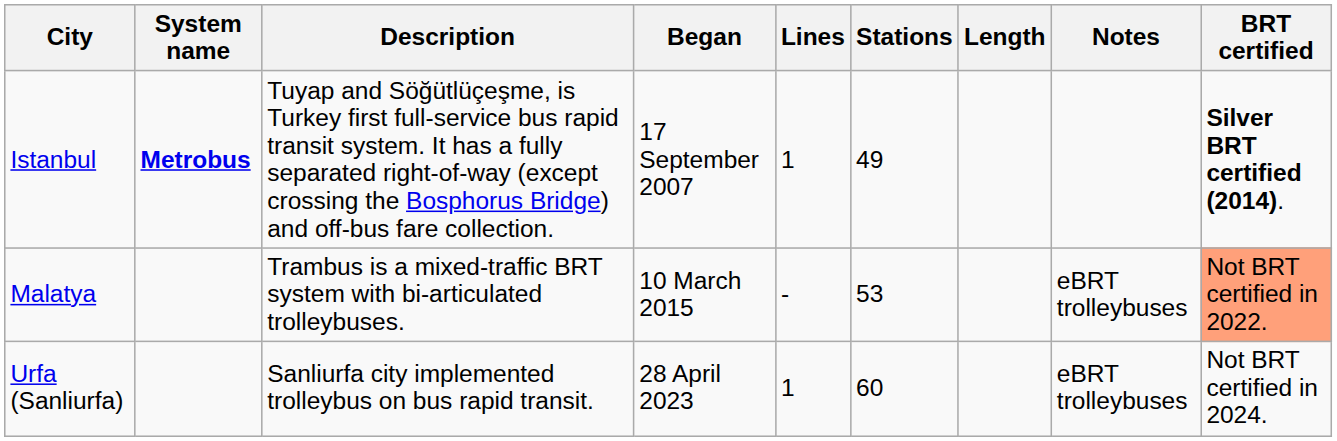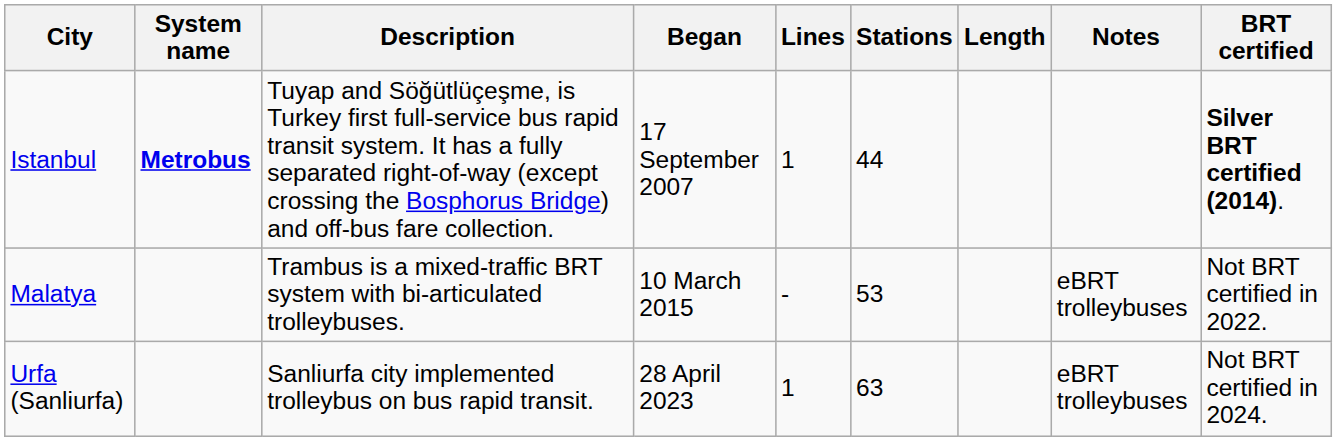(870, 159) 49 -> (870, 159) 44
(1262, 294) lightsalmon background -> (1262, 294) no background
(870, 388) 60 -> (870, 388) 63
